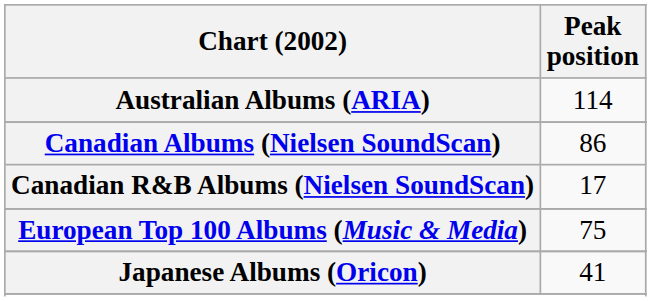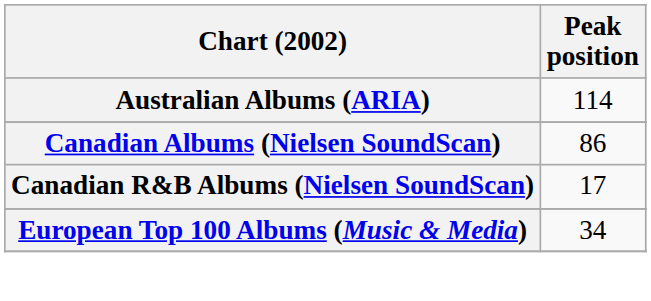(593, 229) 75 -> (593, 229) 34
- row: (273, 272)
